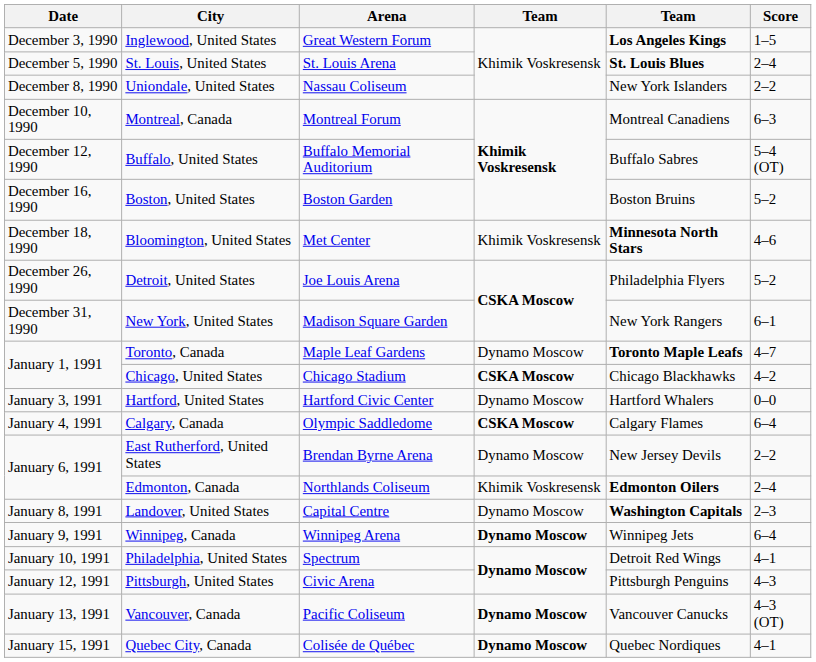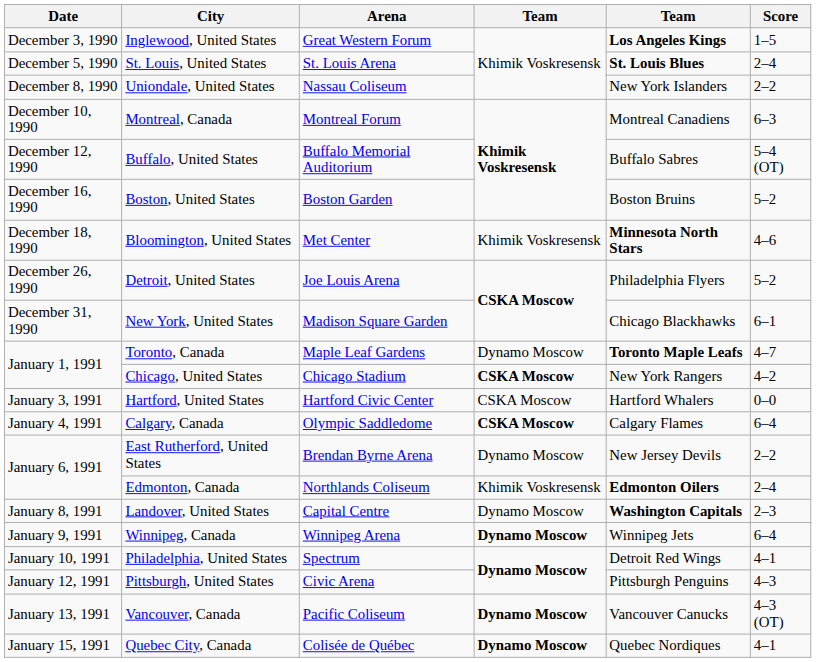(666, 320) New York Rangers -> (672, 320) Chicago Blackhawks
(672, 376) Chicago Blackhawks -> (666, 376) New York Rangers
(531, 399) Dynamo Moscow -> (525, 399) CSKA Moscow
